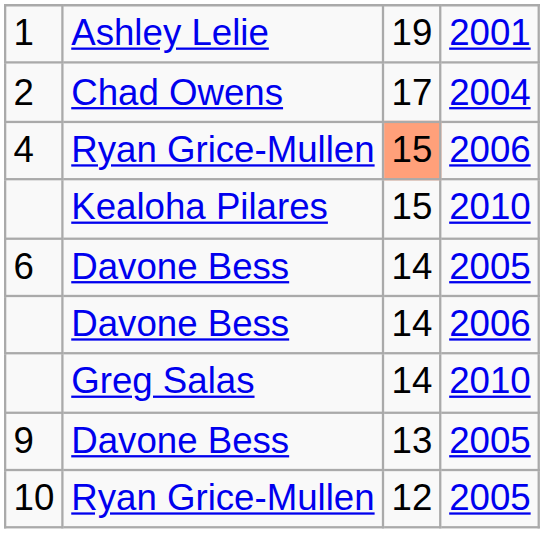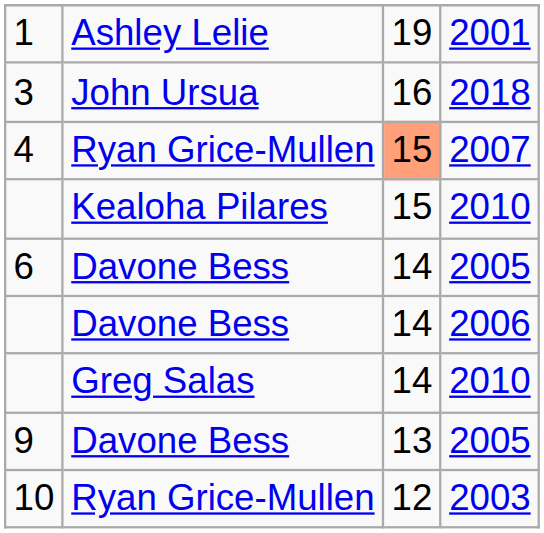- row: (24, 91)
+ row: (24, 91)
(490, 149) 2006 -> (490, 149) 2007
(490, 498) 2005 -> (490, 498) 2003
